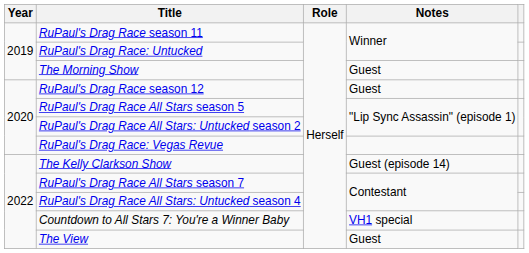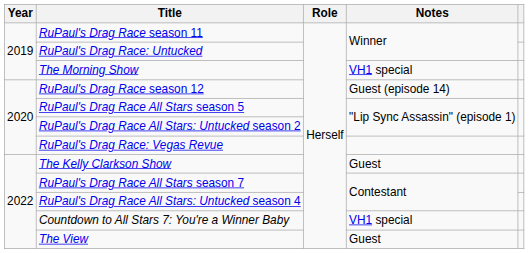(365, 70) Guest -> (381, 70) VH1 special
(365, 88) Guest -> (399, 88) Guest (episode 14)
(399, 164) Guest (episode 14) -> (365, 164) Guest
